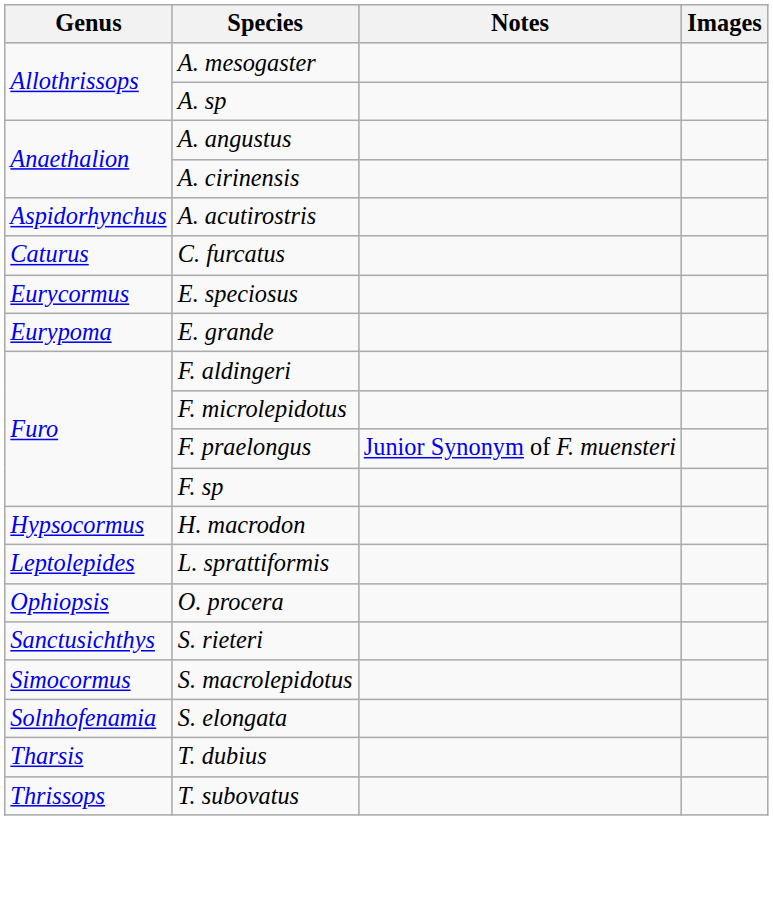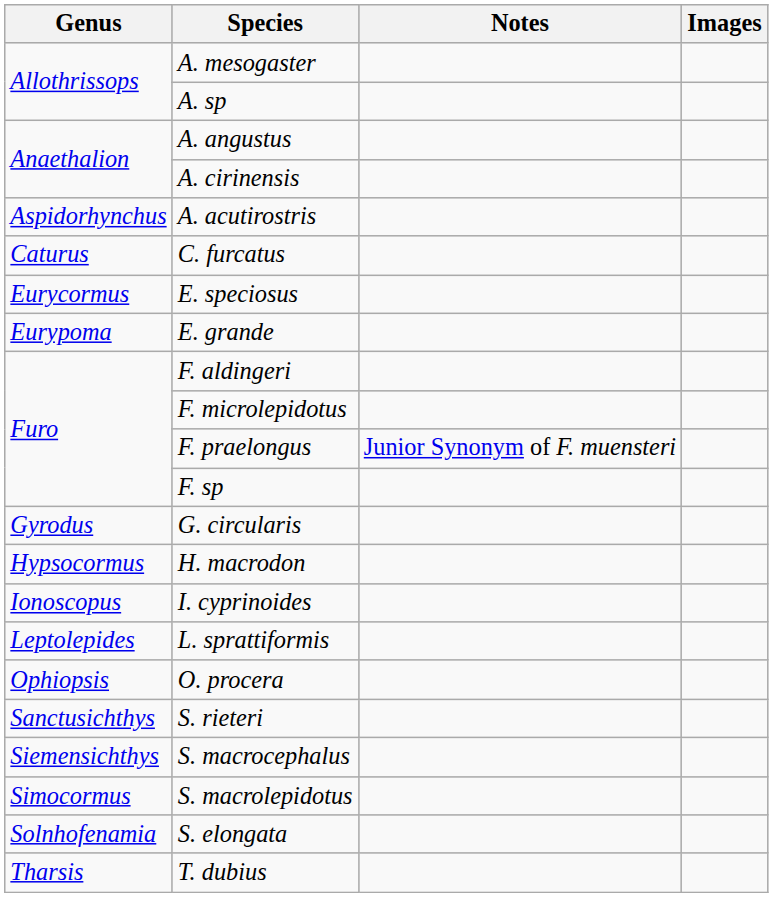+ row: (240, 525)
+ row: (245, 602)
+ row: (264, 756)
- row: (238, 795)
